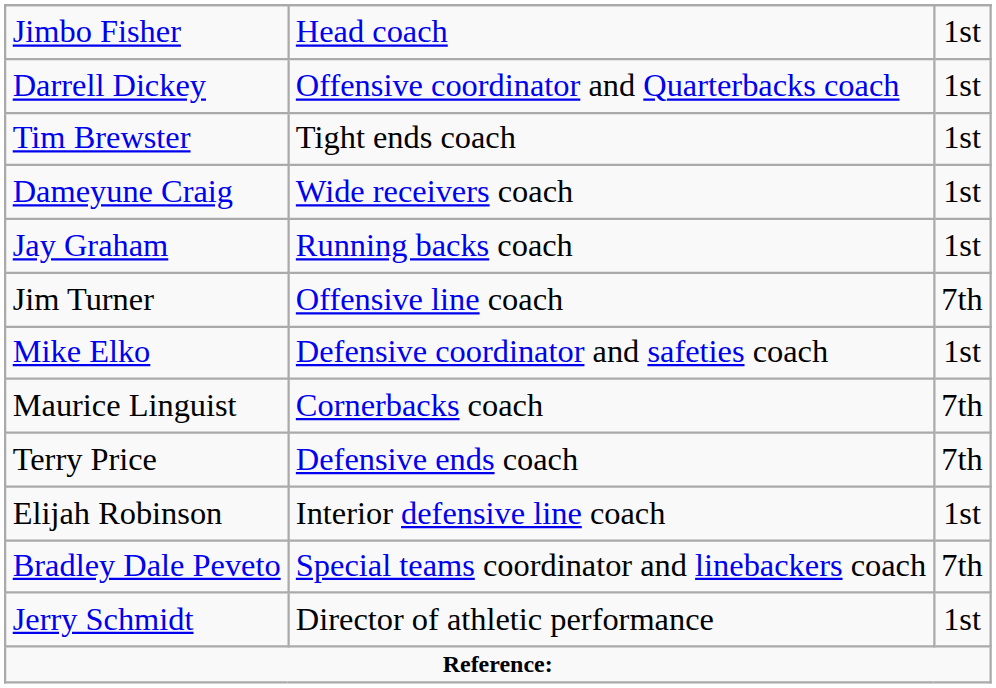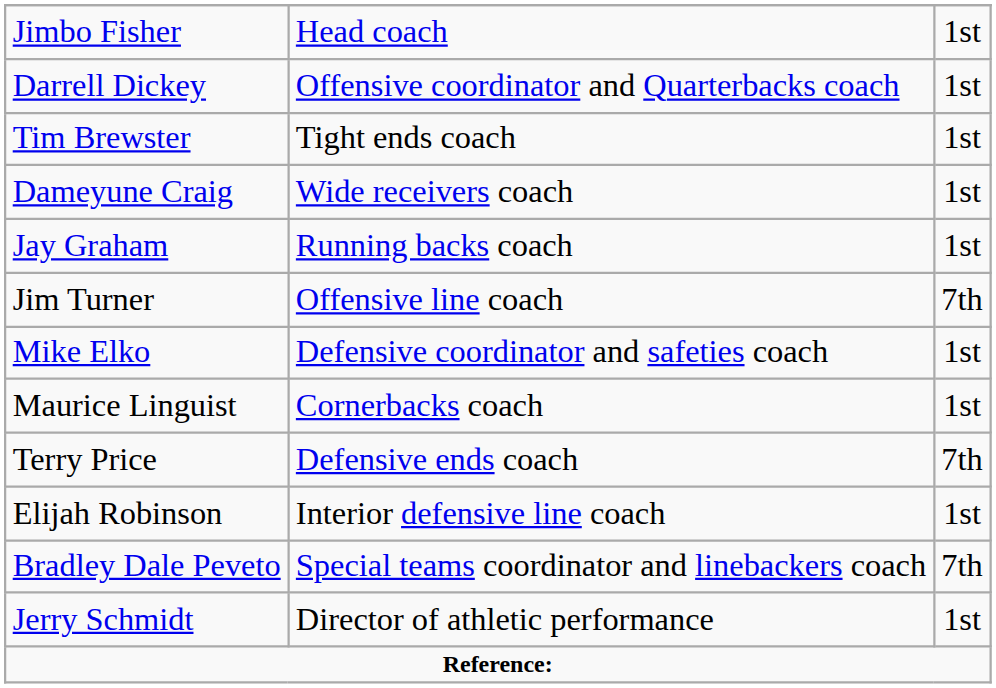(962, 405) 7th -> (962, 405) 1st
